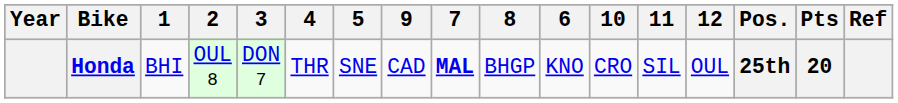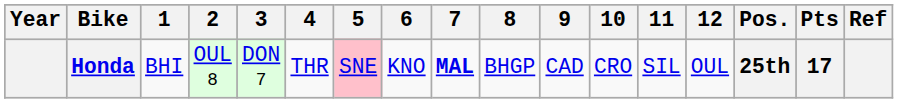columns swapped: (565, 22) <-> (406, 22)
(358, 69) no background -> (358, 69) pink background
(820, 69) 20 -> (820, 69) 17
